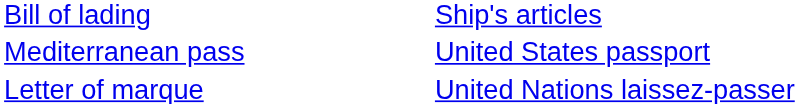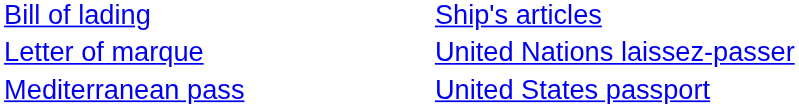rows swapped: (104, 89) <-> (124, 52)
